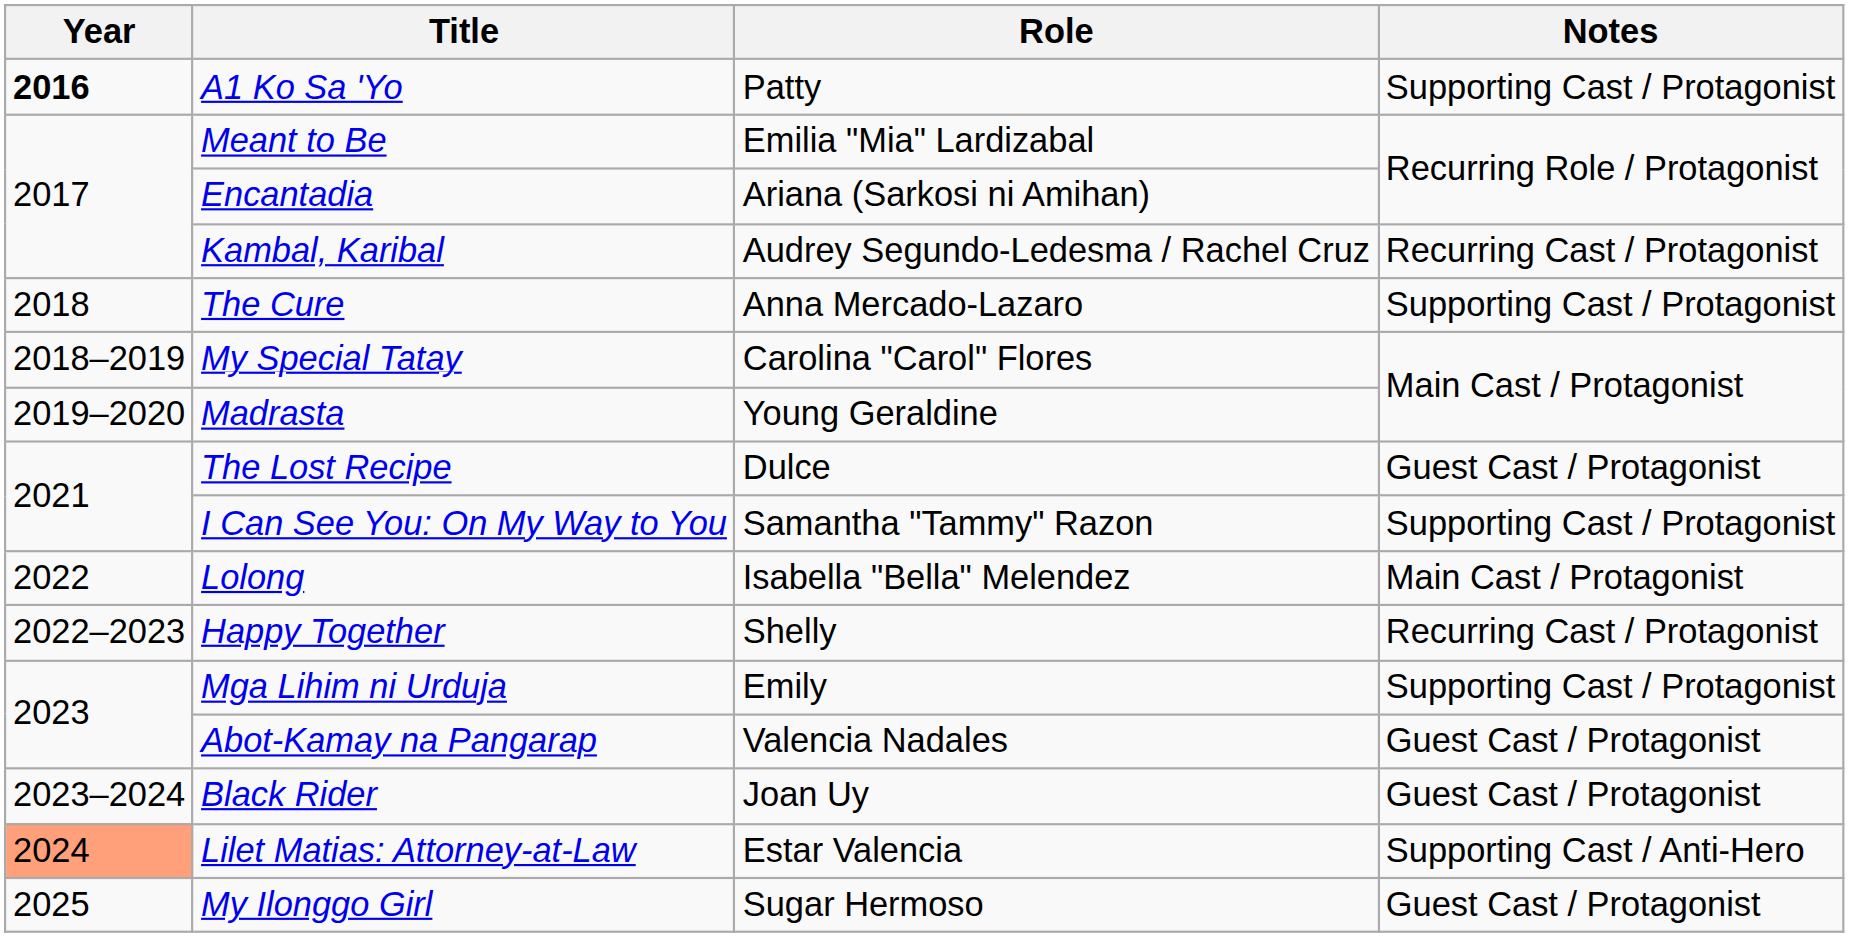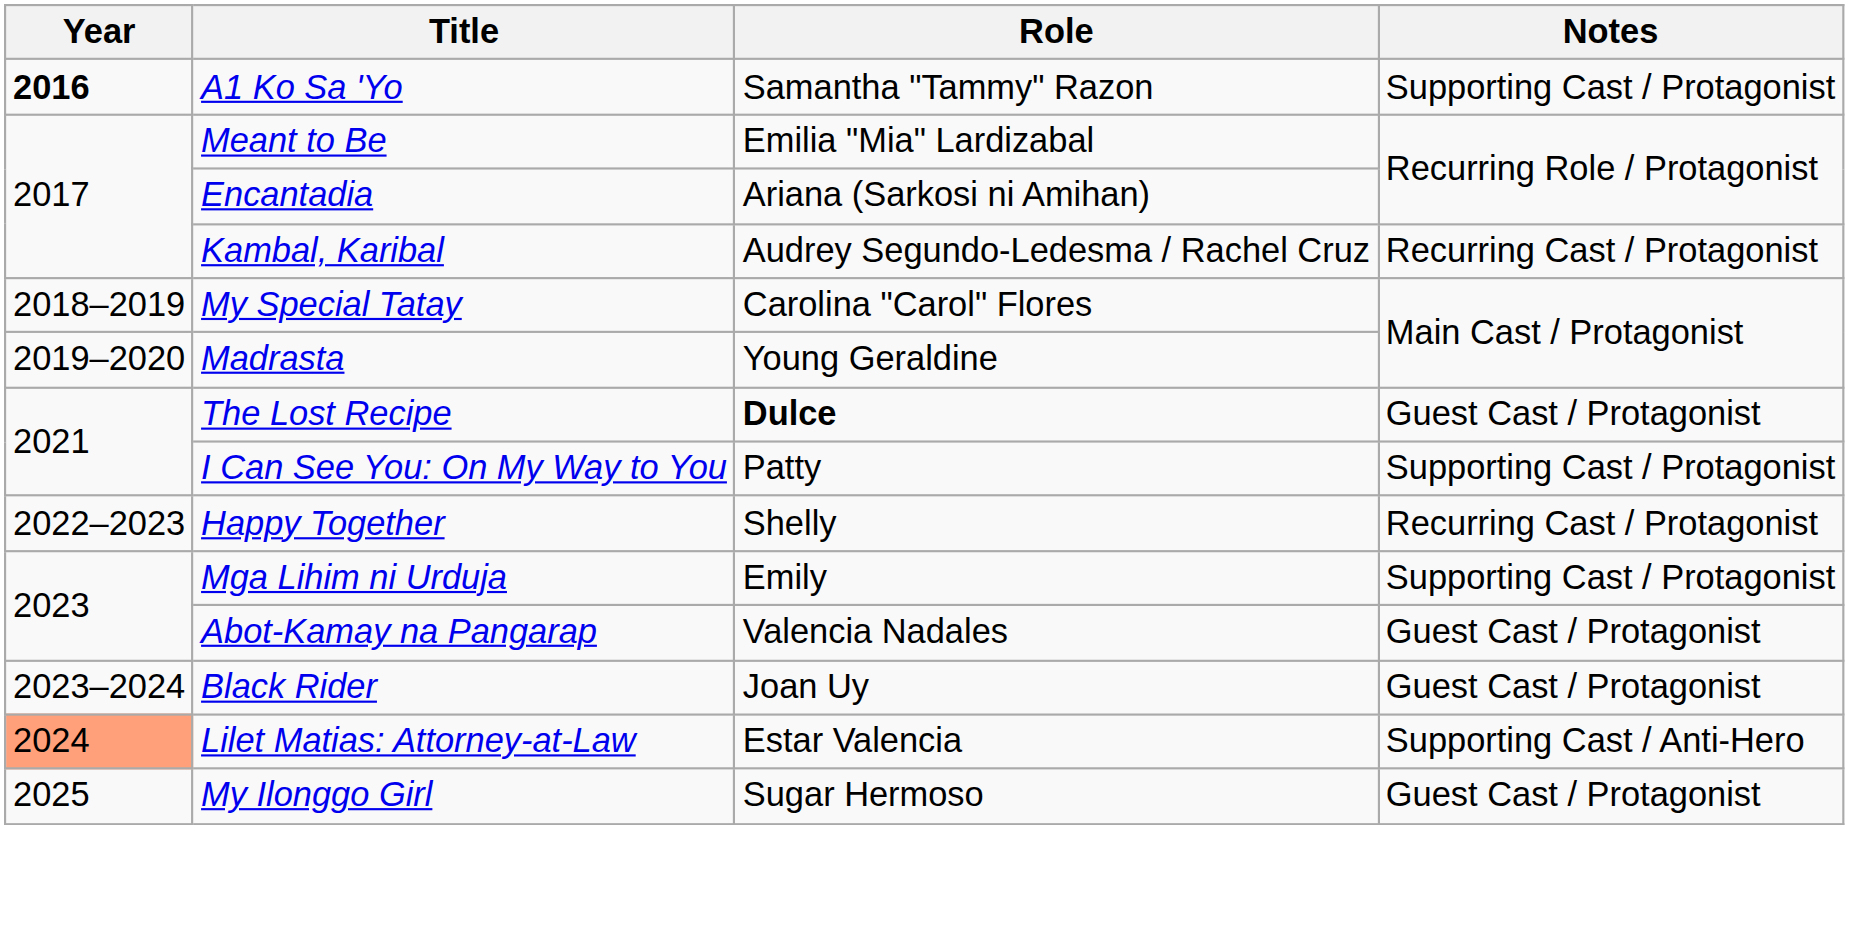(782, 86) Patty -> (948, 86) Samantha "Tammy" Razon
- row: (273, 304)
(787, 468) normal -> (790, 413) bold
(948, 522) Samantha "Tammy" Razon -> (782, 468) Patty
- row: (253, 577)
